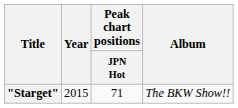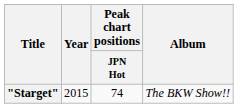(117, 93) 71 -> (117, 93) 74
